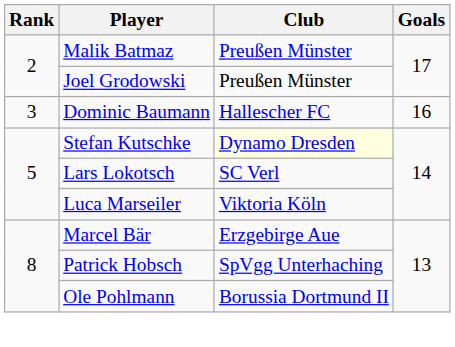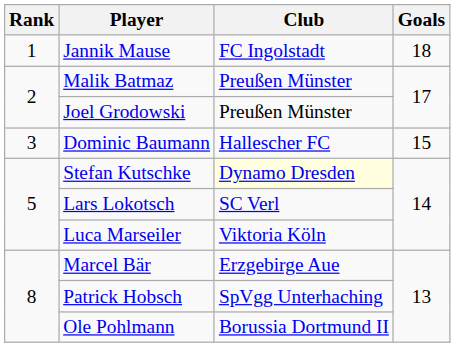+ row: (117, 50)
(421, 111) 16 -> (421, 142) 15
